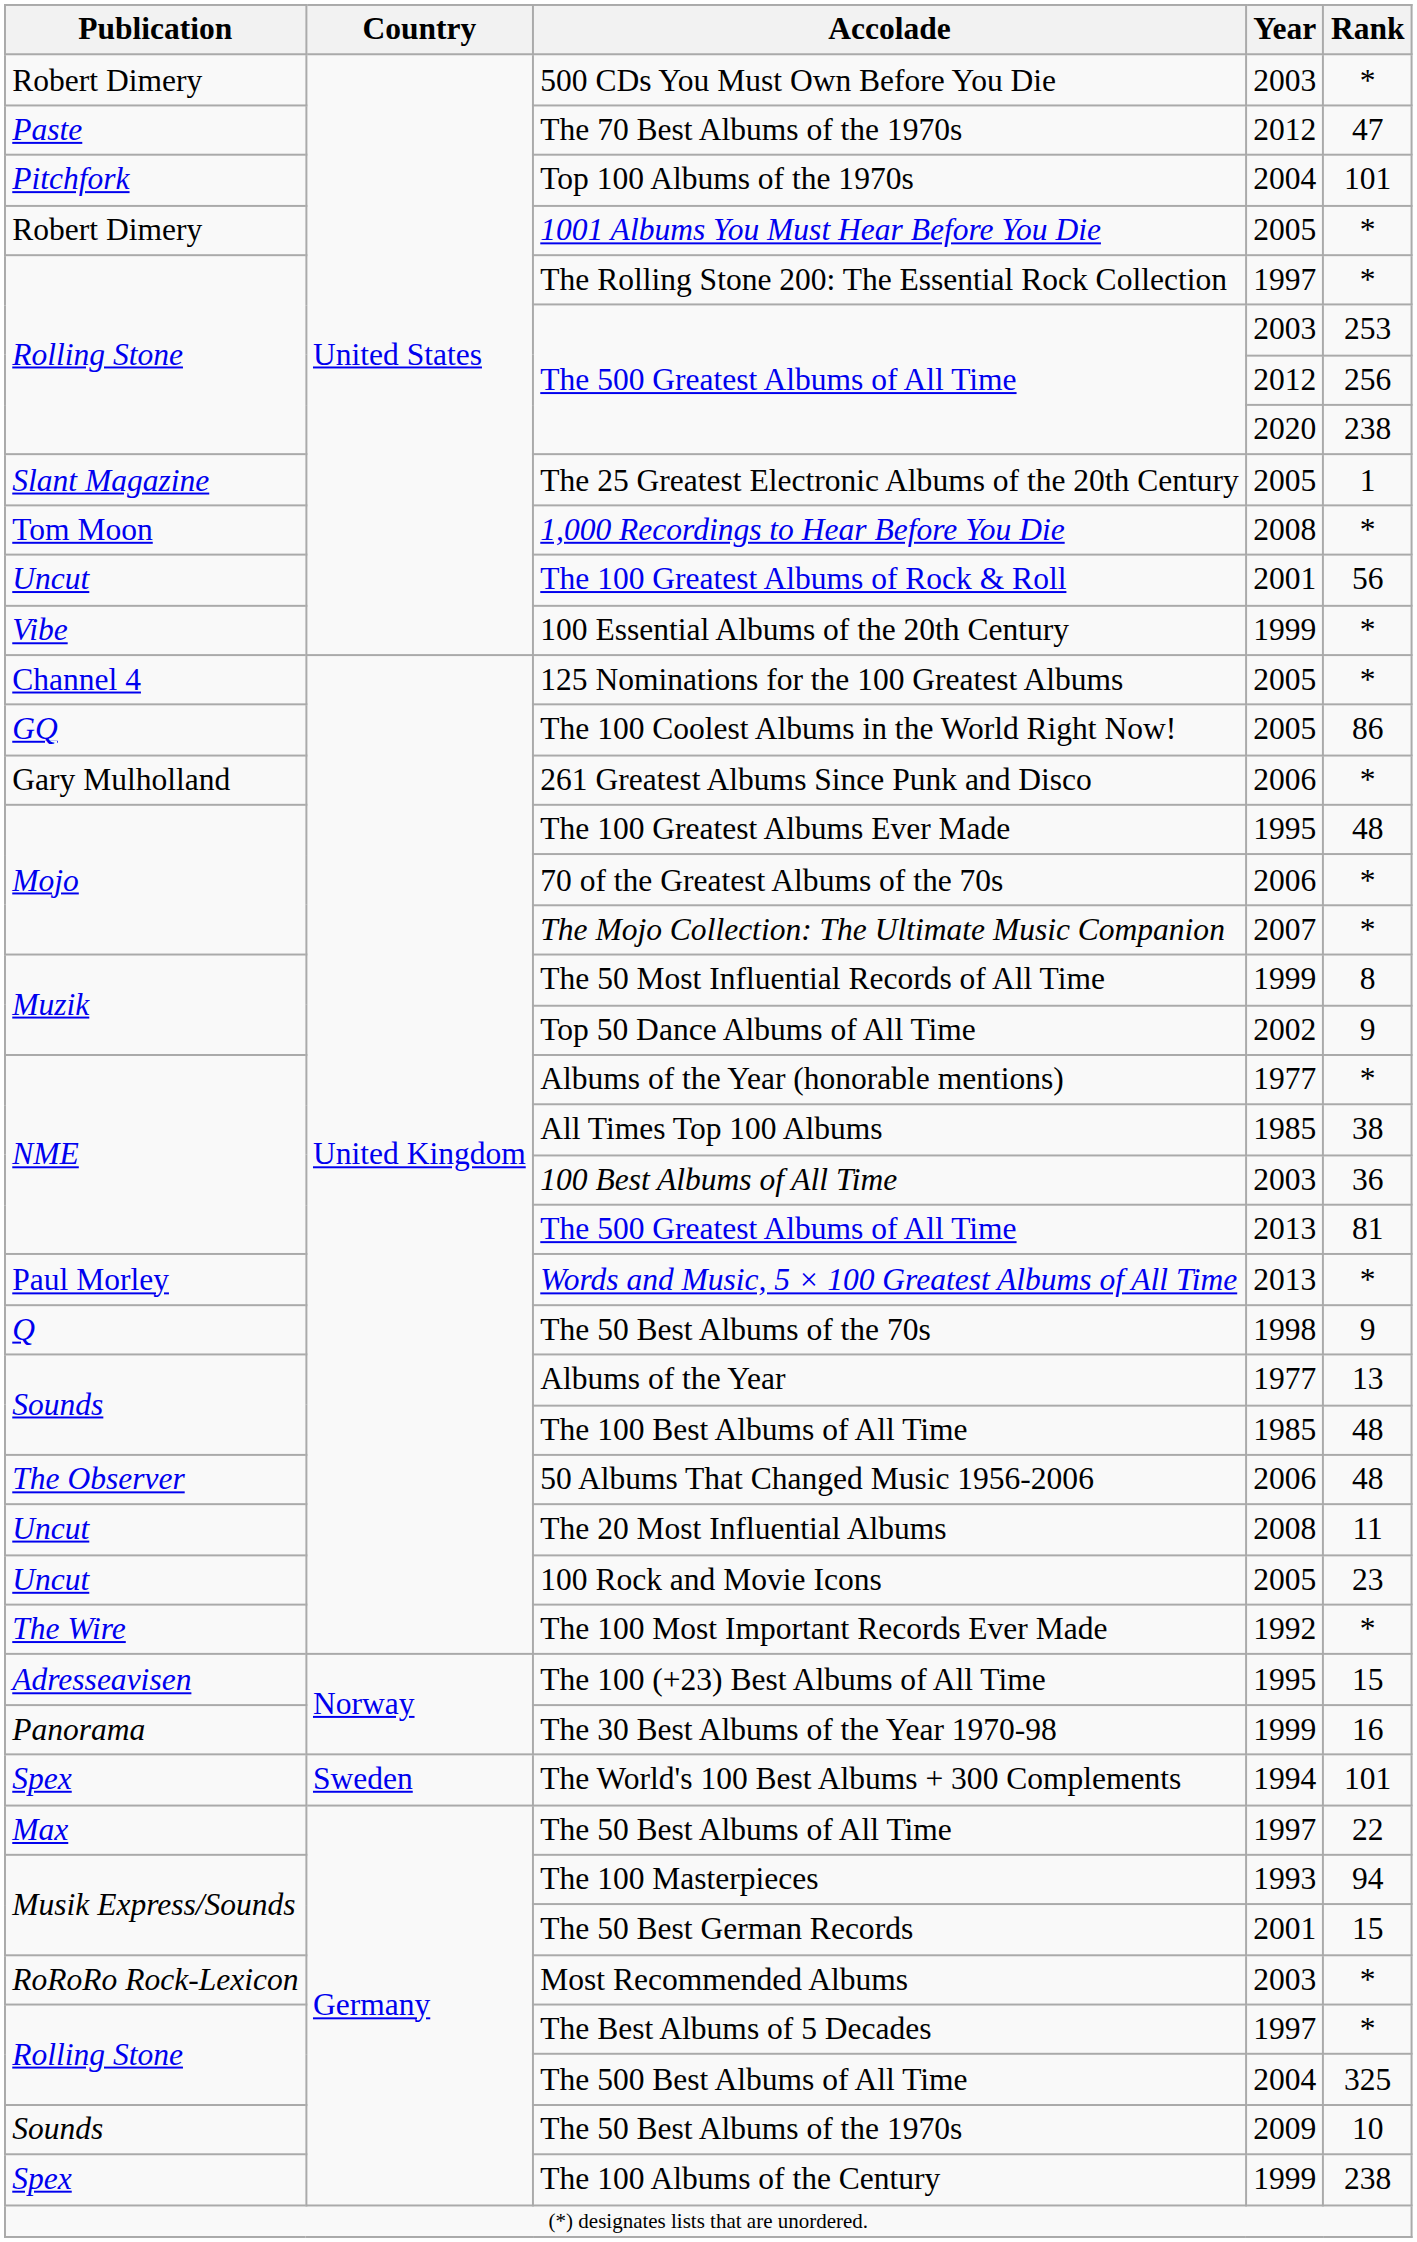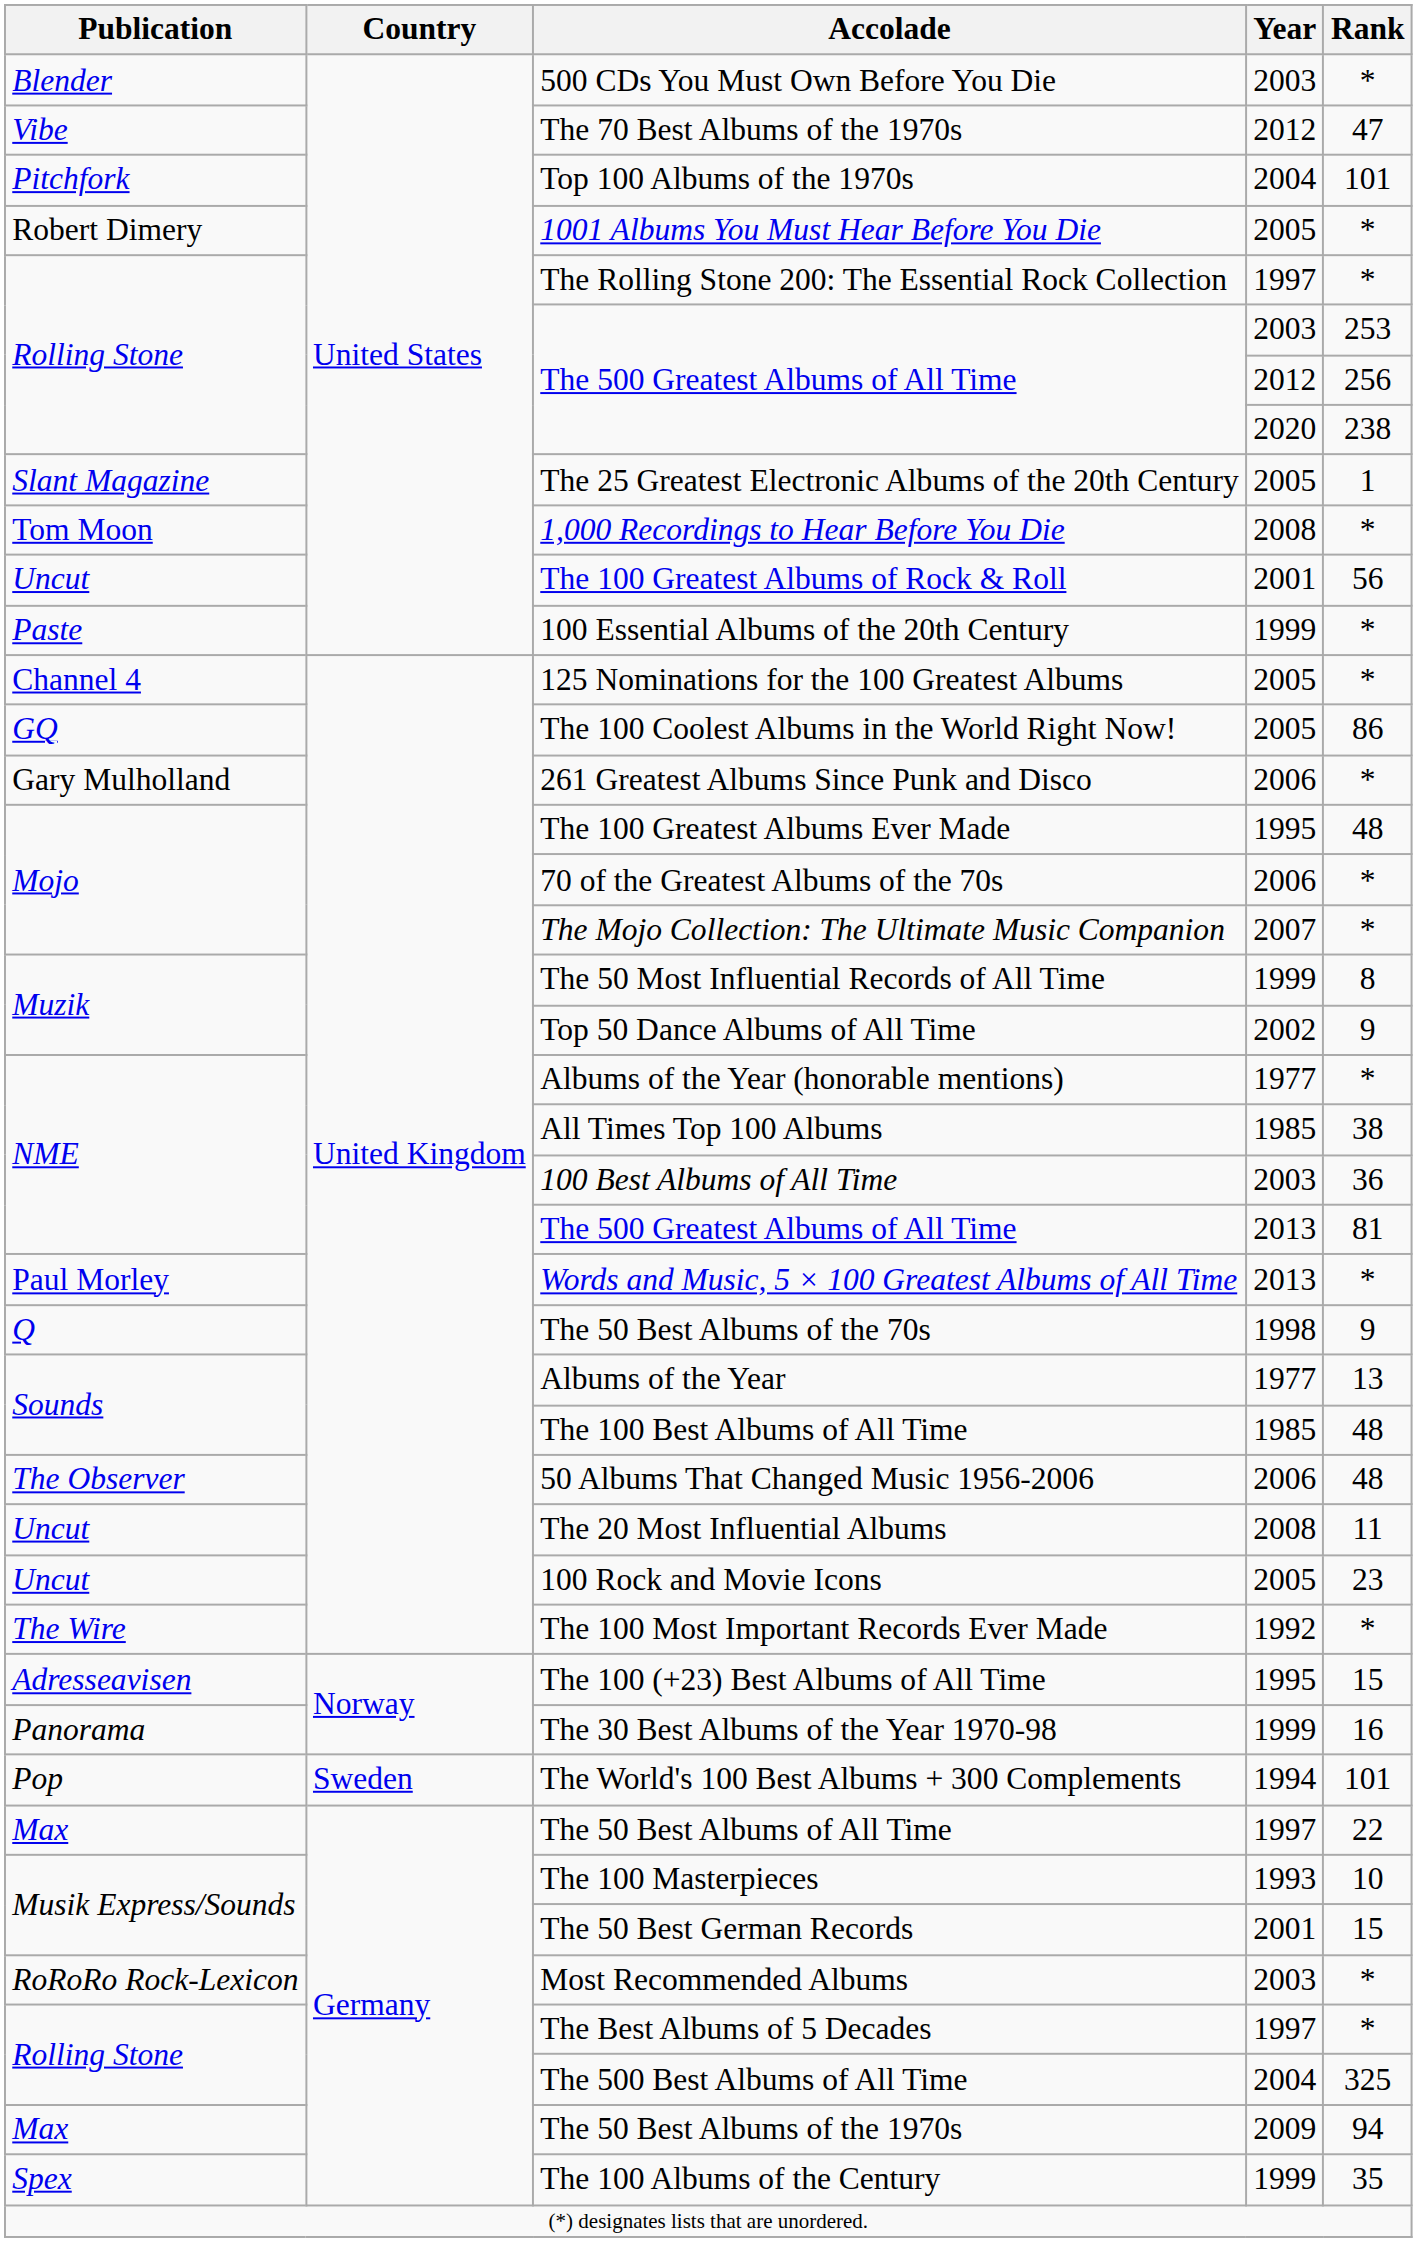(107, 79) Robert Dimery -> (62, 79) Blender
(47, 129) Paste -> (40, 129) Vibe
(40, 629) Vibe -> (47, 629) Paste
(42, 1779) Spex -> (38, 1779) Pop
(1368, 1879) 94 -> (1368, 1879) 10
(58, 2129) Sounds -> (40, 2129) Max
(1368, 2129) 10 -> (1368, 2129) 94
(1368, 2179) 238 -> (1368, 2179) 35
